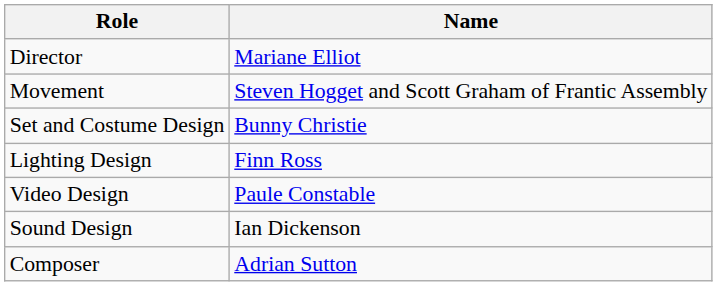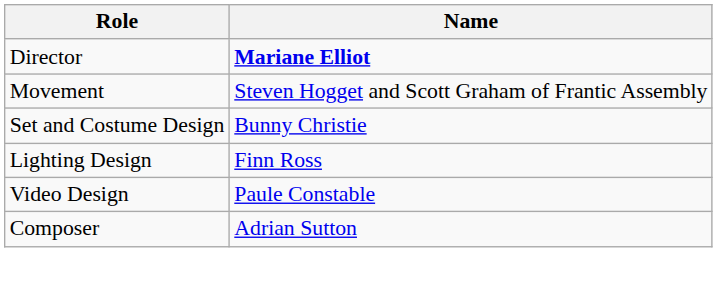(297, 56) normal -> (302, 56) bold
- row: (71, 228)
